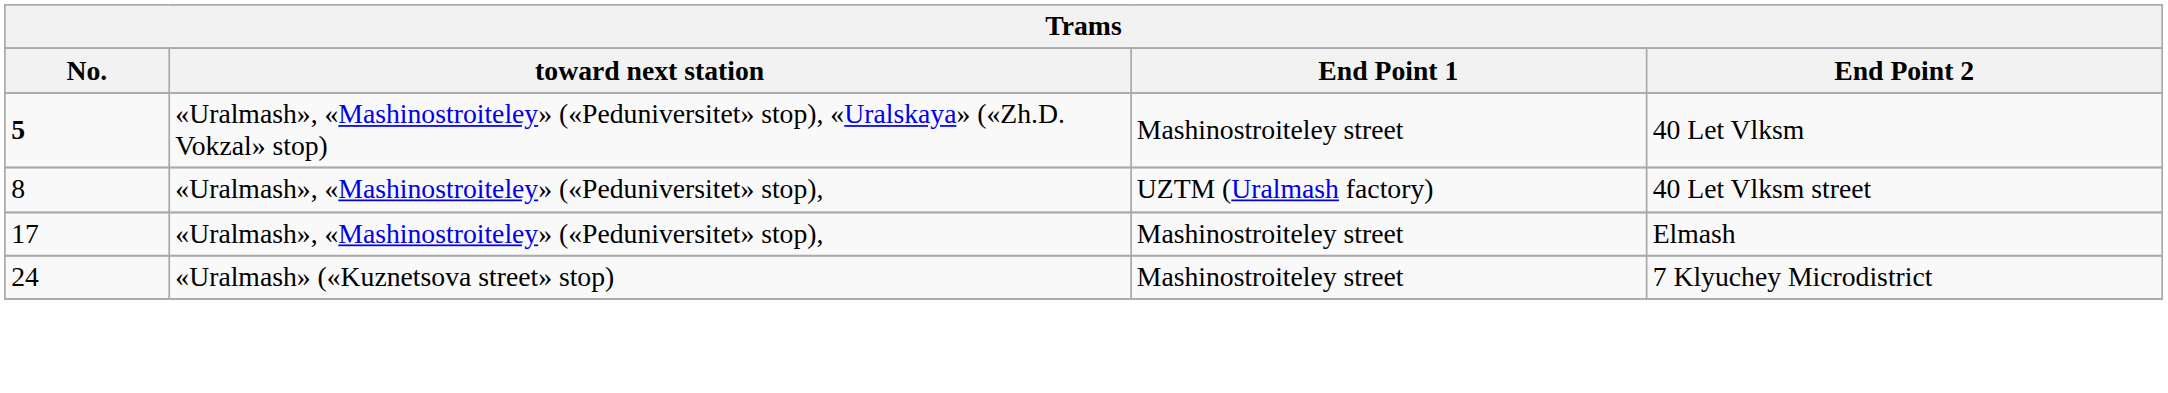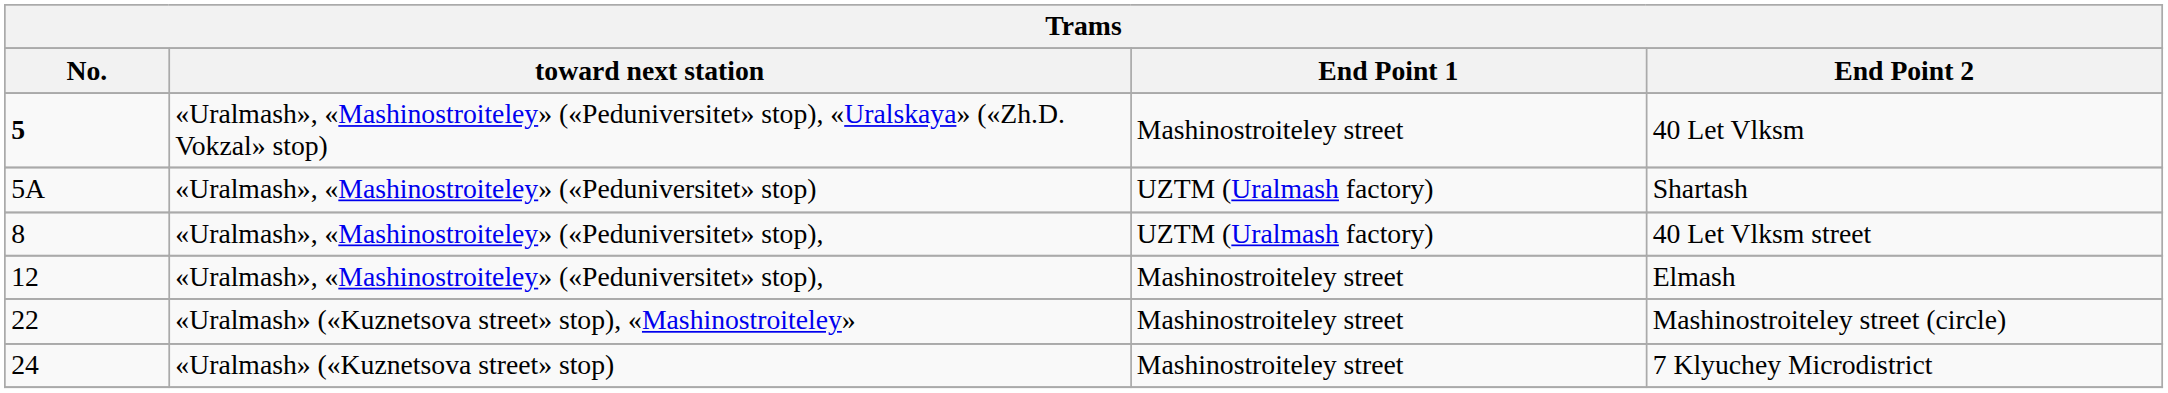+ row: (1700, 189)
(25, 233) 17 -> (25, 277) 12
+ row: (1829, 320)
